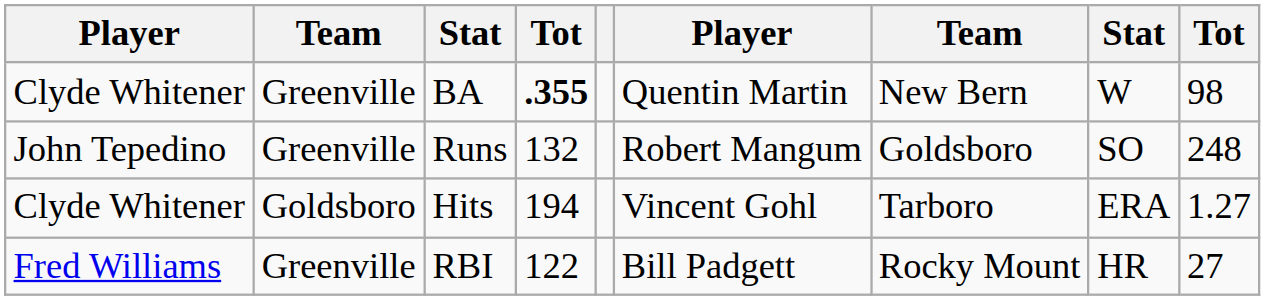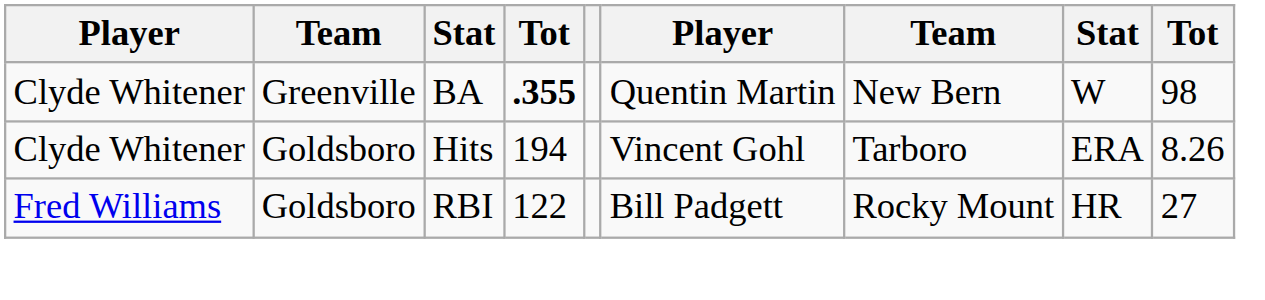- row: (470, 149)
(1219, 206) 1.27 -> (1193, 149) 8.26
(339, 264) Greenville -> (339, 206) Goldsboro
